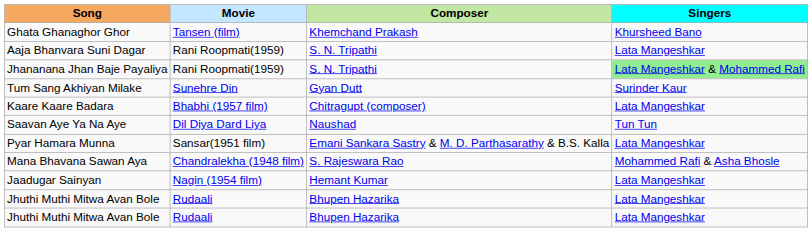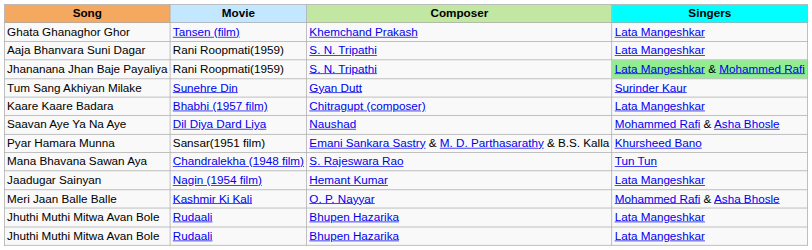(658, 32) Khursheed Bano -> (660, 32) Lata Mangeshkar
(636, 124) Tun Tun -> (697, 124) Mohammed Rafi & Asha Bhosle
(660, 143) Lata Mangeshkar -> (658, 143) Khursheed Bano
(697, 161) Mohammed Rafi & Asha Bhosle -> (636, 161) Tun Tun
+ row: (62, 198)
